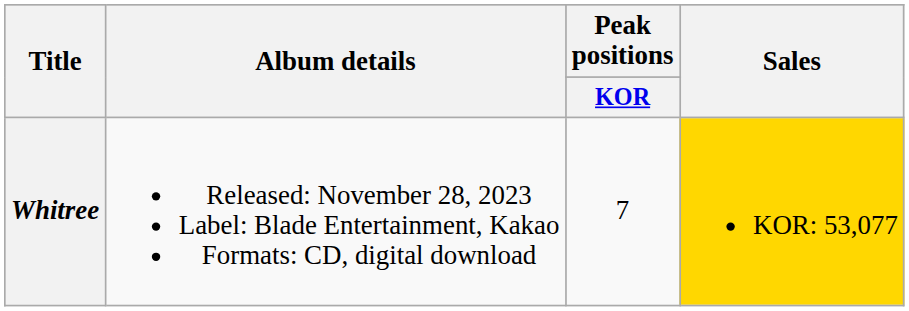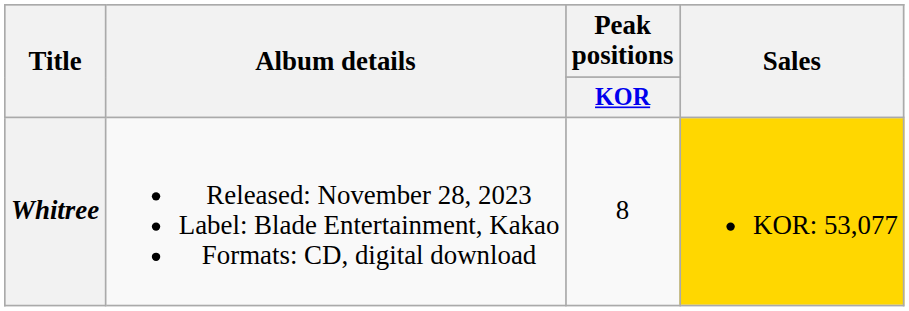(623, 210) 7 -> (623, 210) 8
